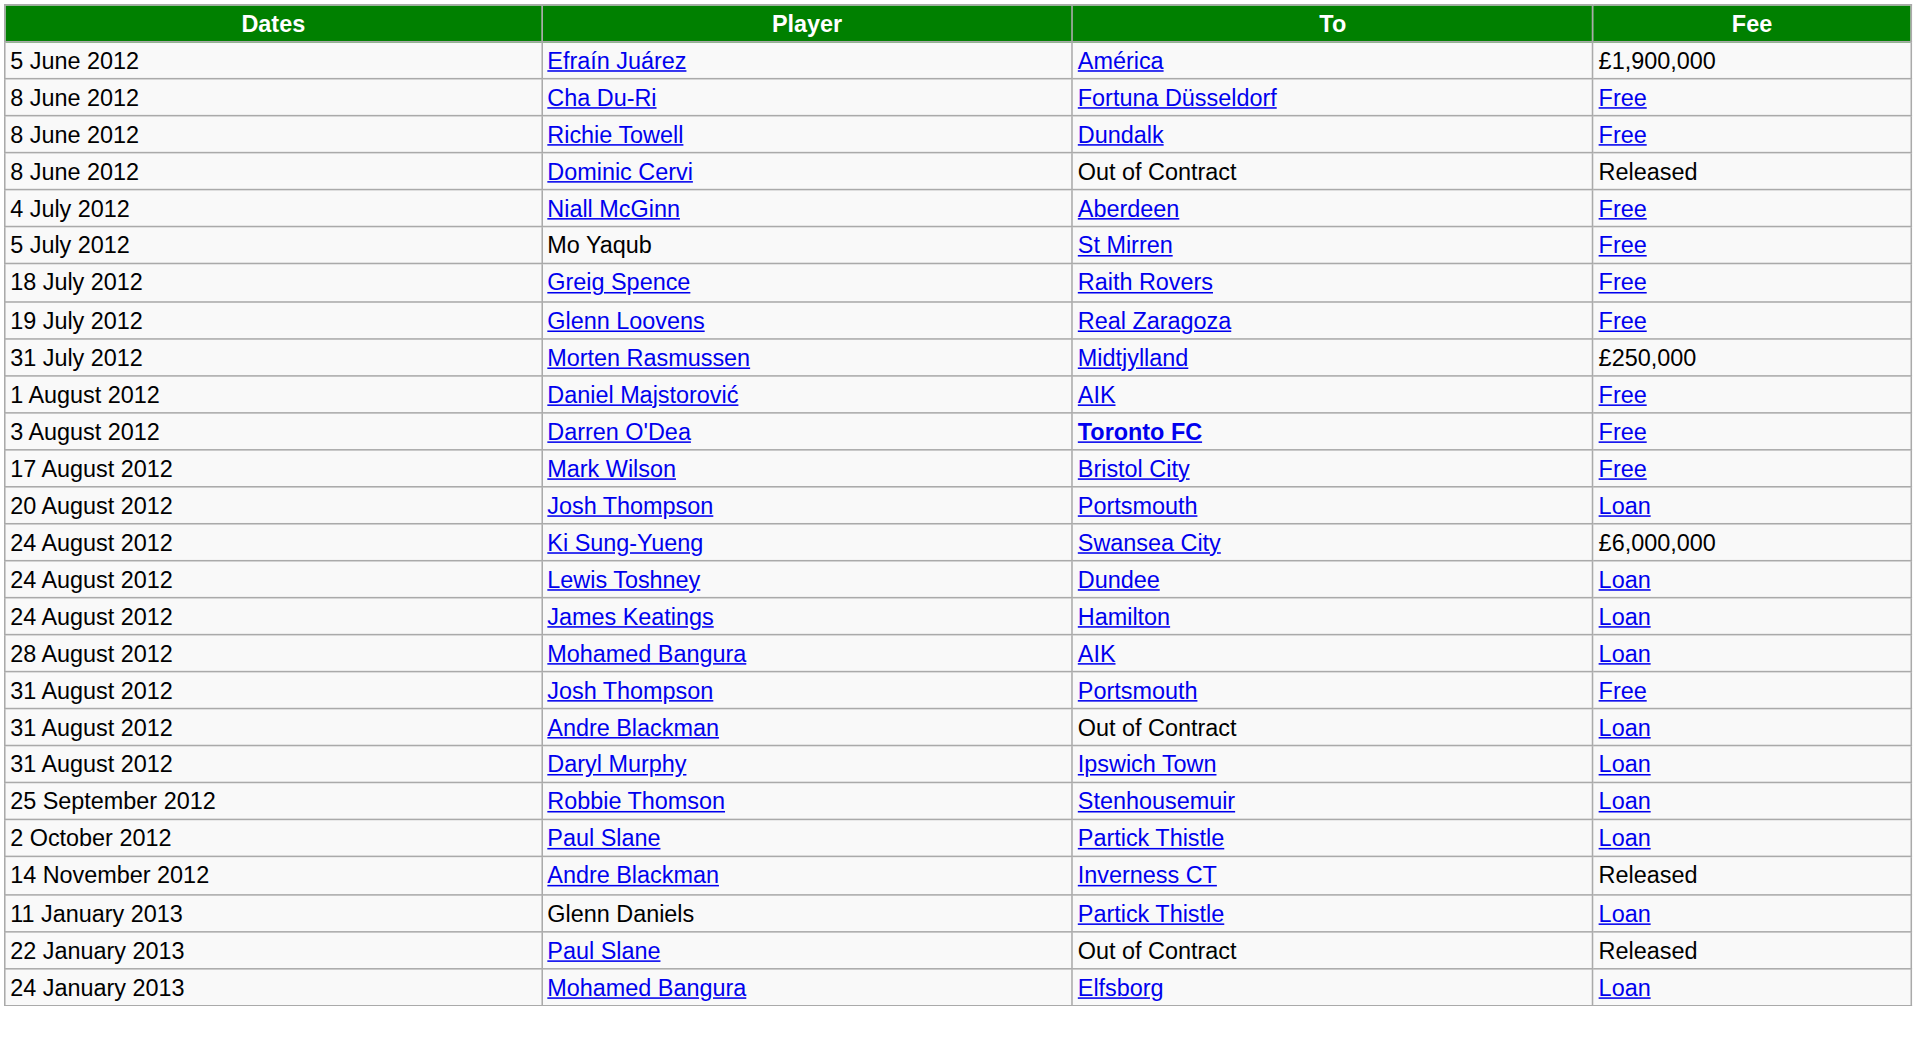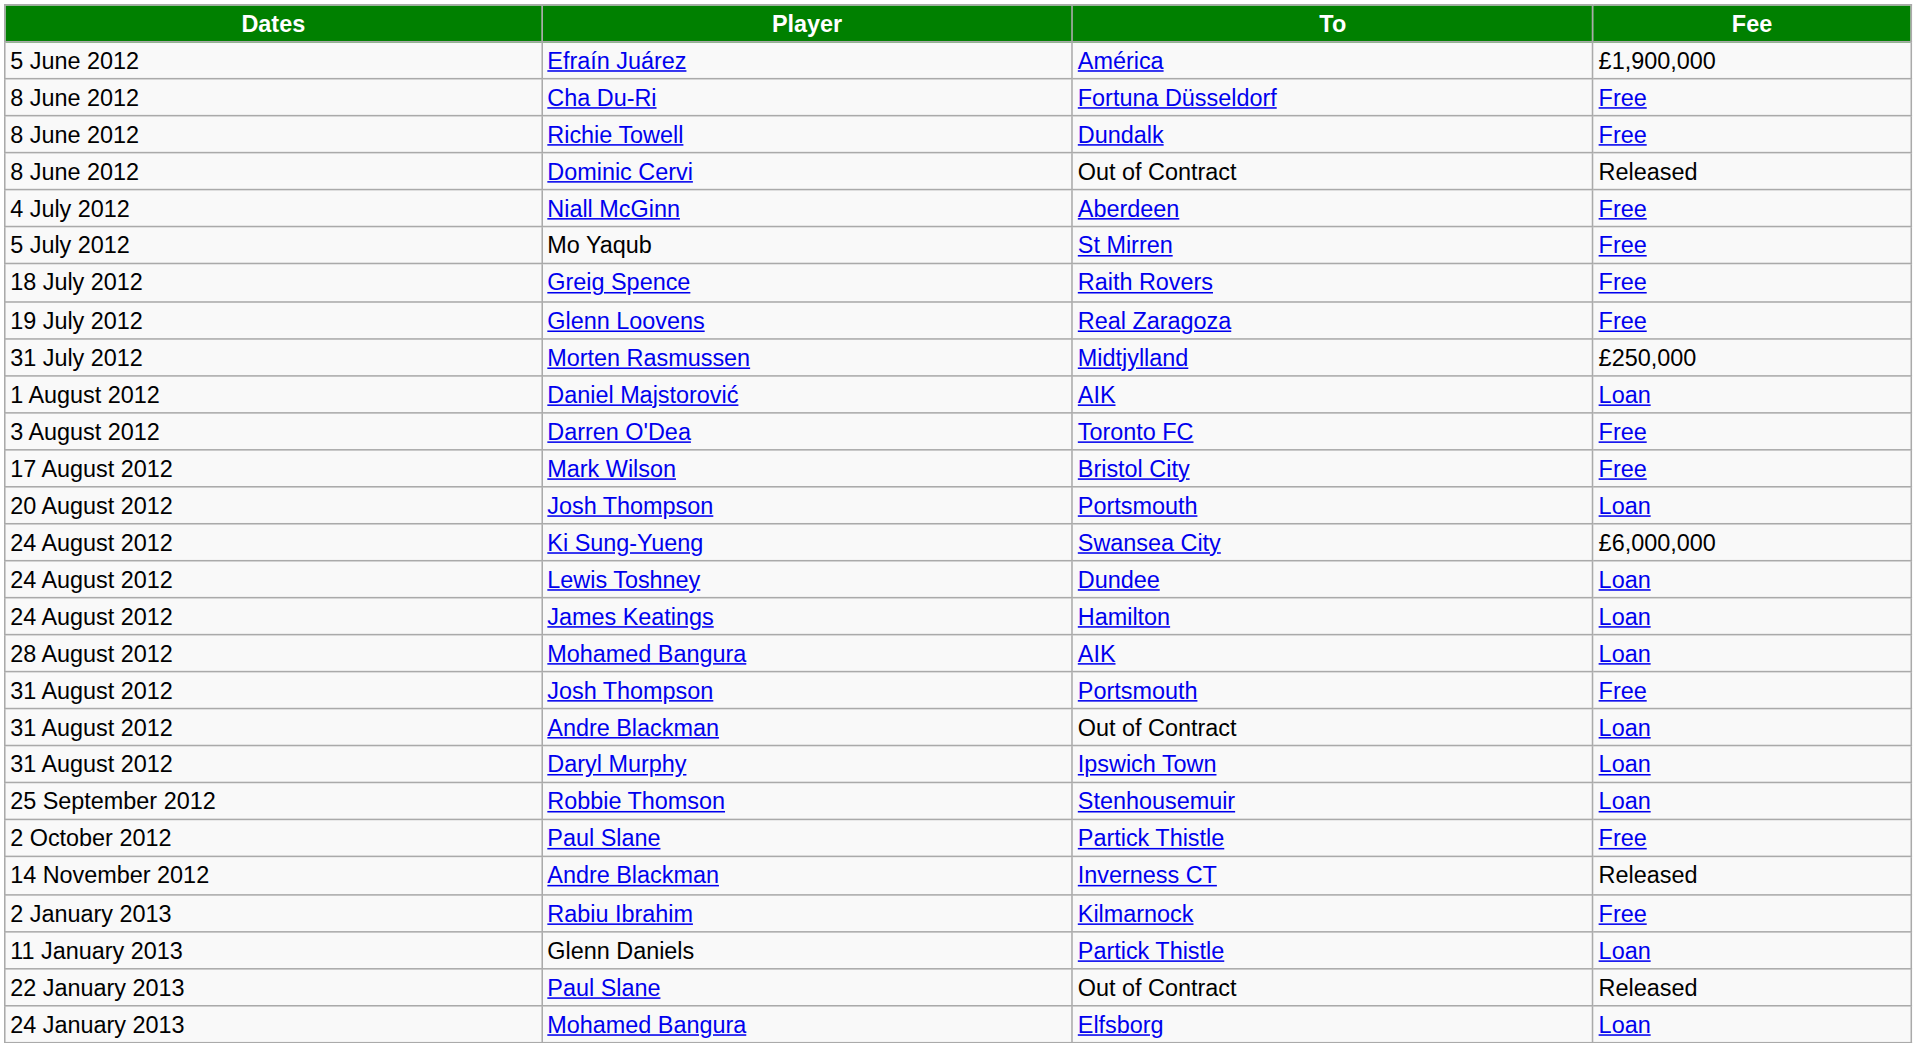(1623, 394) Free -> (1625, 394) Loan
(1140, 431) bold -> (1136, 431) normal
(1625, 839) Loan -> (1623, 839) Free
+ row: (91, 913)
